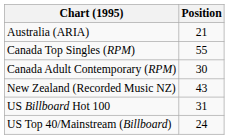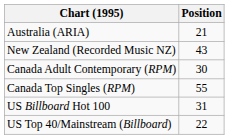rows swapped: (71, 50) <-> (91, 87)
(202, 124) 24 -> (202, 124) 22
